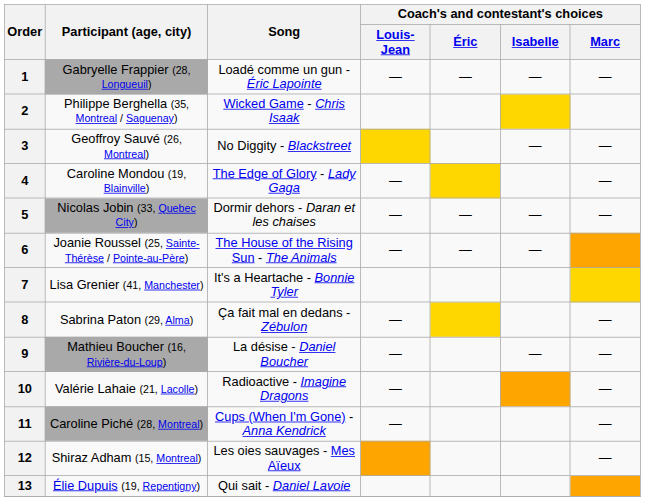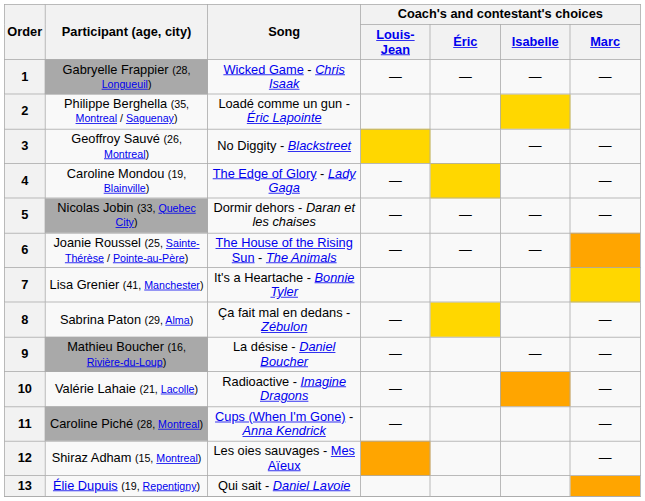(284, 76) Loadé comme un gun - Éric Lapointe -> (284, 76) Wicked Game - Chris Isaak
(284, 111) Wicked Game - Chris Isaak -> (284, 111) Loadé comme un gun - Éric Lapointe
